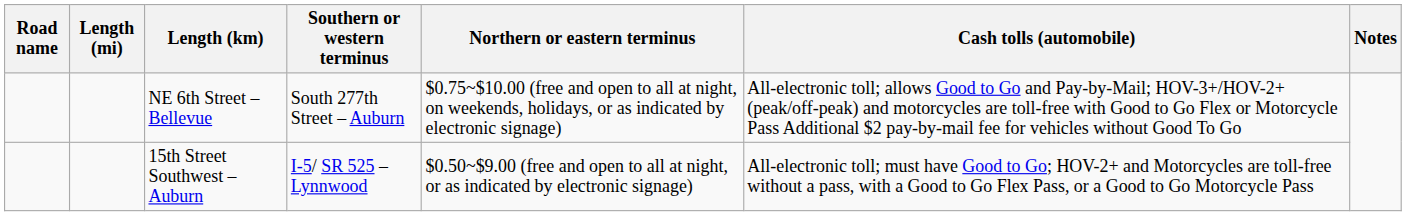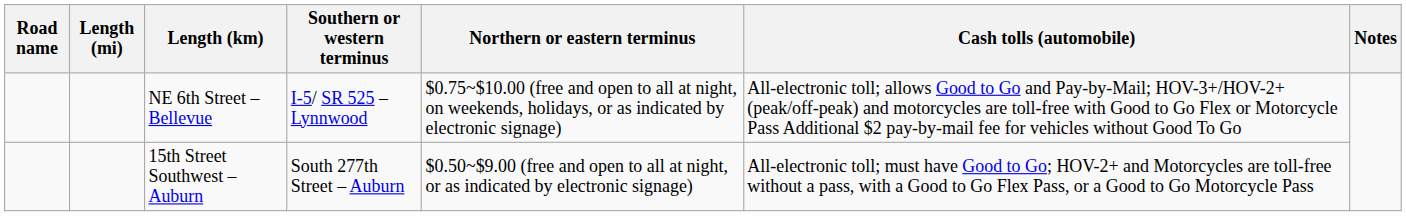(348, 107) South 277th Street – Auburn -> (339, 107) I-5/ SR 525 – Lynnwood
(339, 176) I-5/ SR 525 – Lynnwood -> (348, 176) South 277th Street – Auburn
